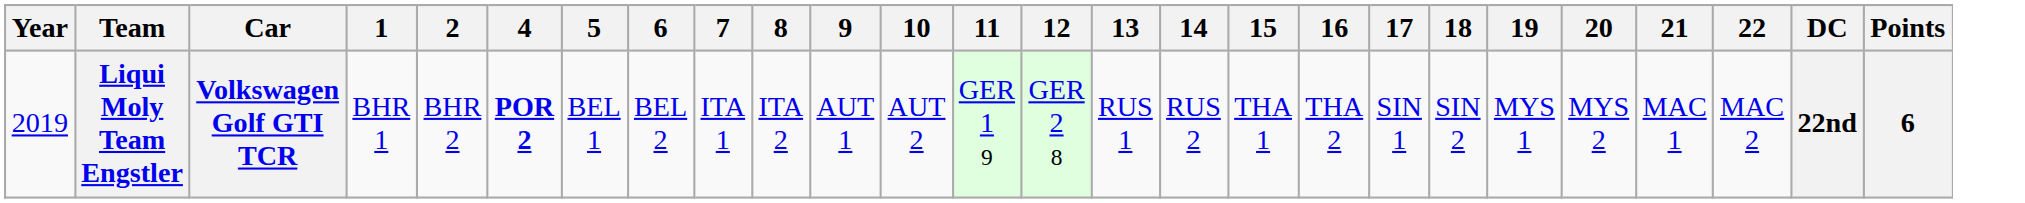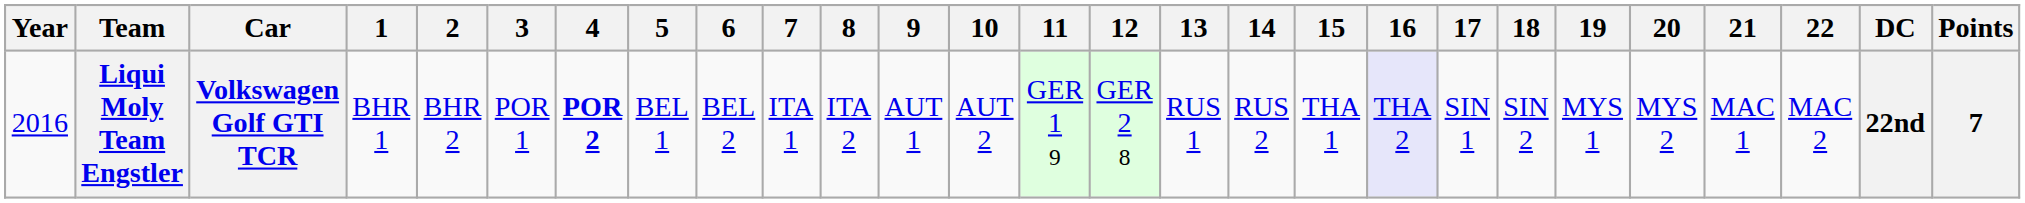+ column: (522, 27)
(40, 123) 2019 -> (40, 123) 2016
(1334, 123) no background -> (1402, 123) lavender background
(1908, 123) 6 -> (1976, 123) 7
